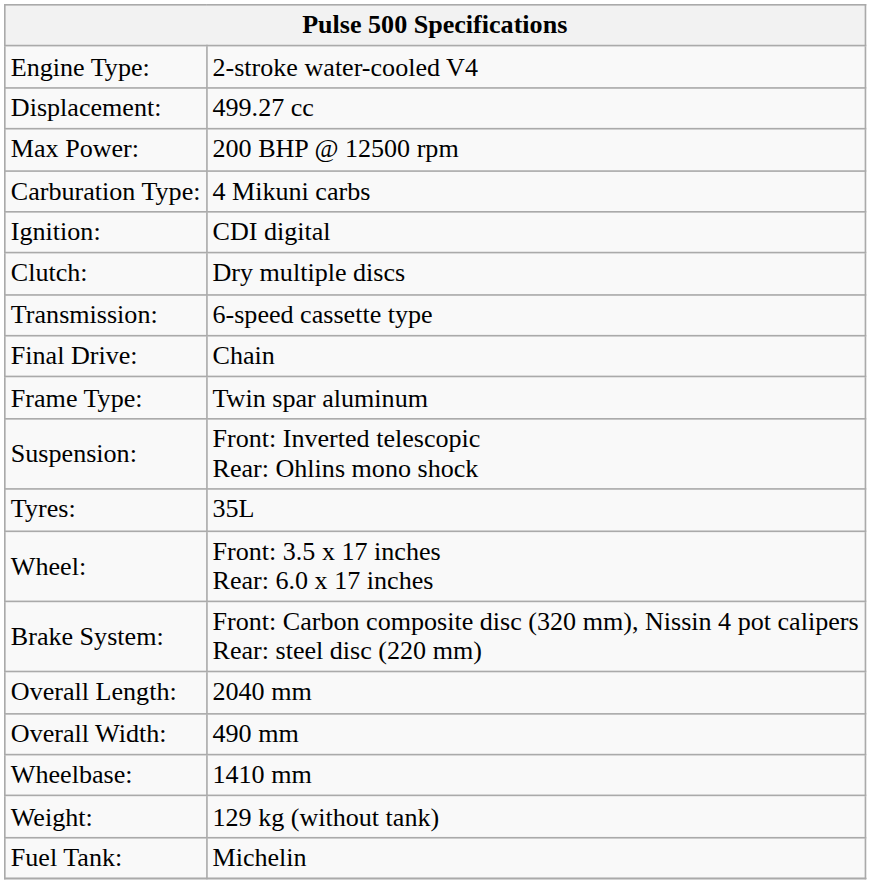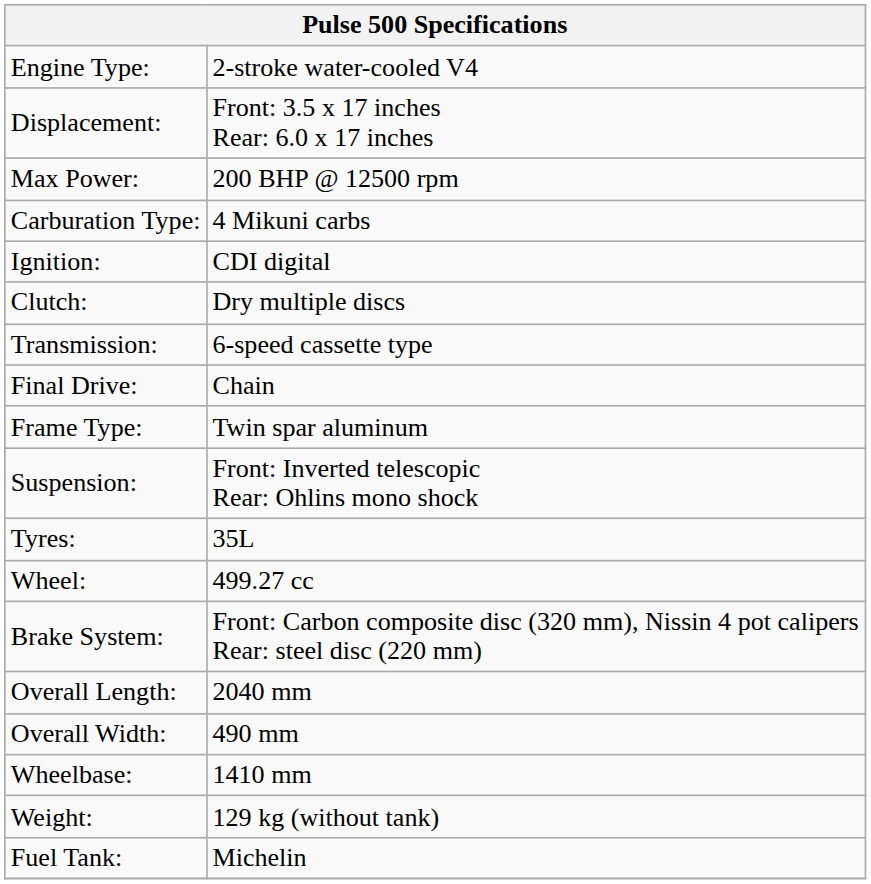(263, 107) 499.27 cc -> (327, 122) Front: 3.5 x 17 inches Rear: 6.0 x 17 inches
(327, 565) Front: 3.5 x 17 inches Rear: 6.0 x 17 inches -> (263, 580) 499.27 cc
